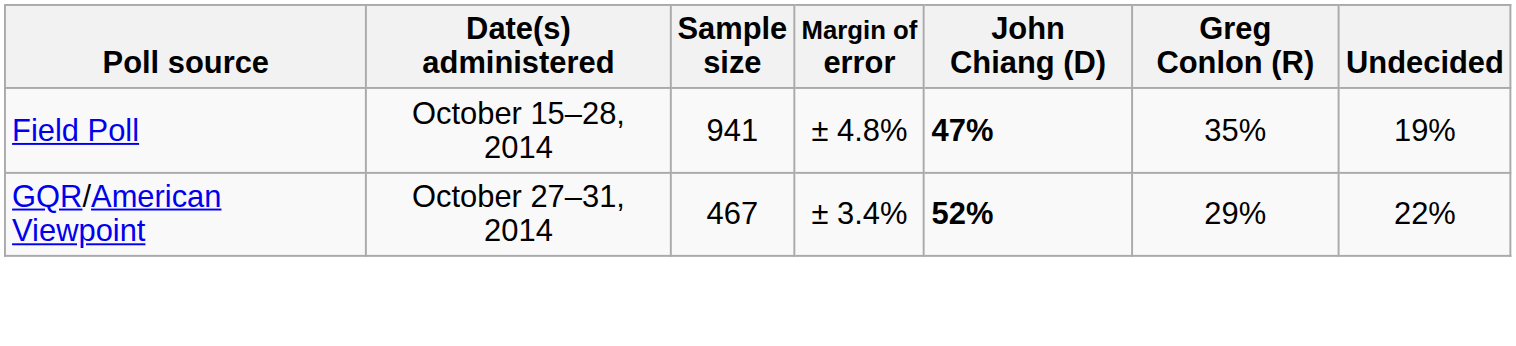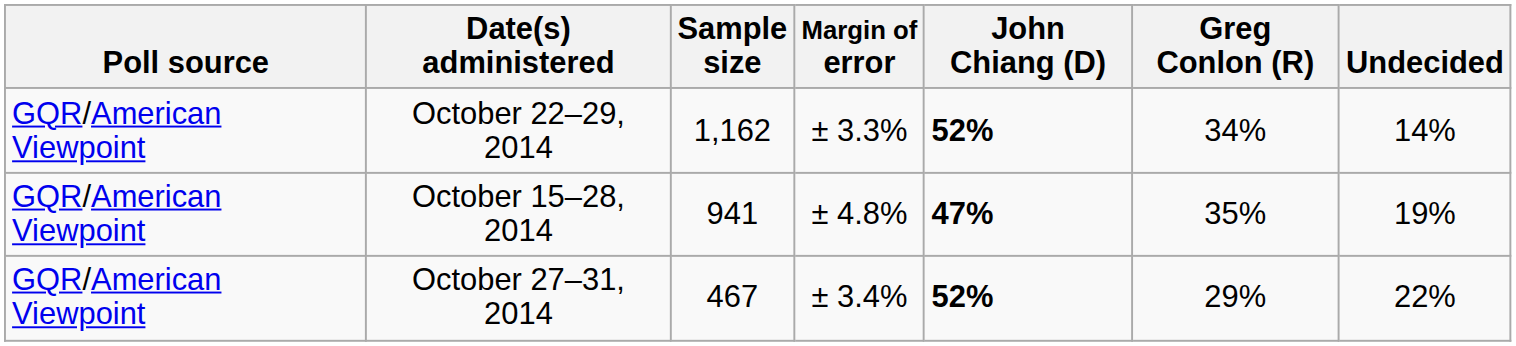+ row: (518, 130)
(76, 130) Field Poll -> (117, 213) GQR/American Viewpoint
